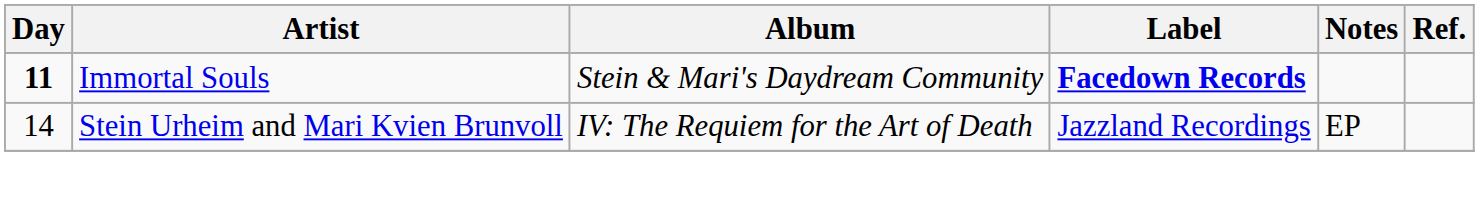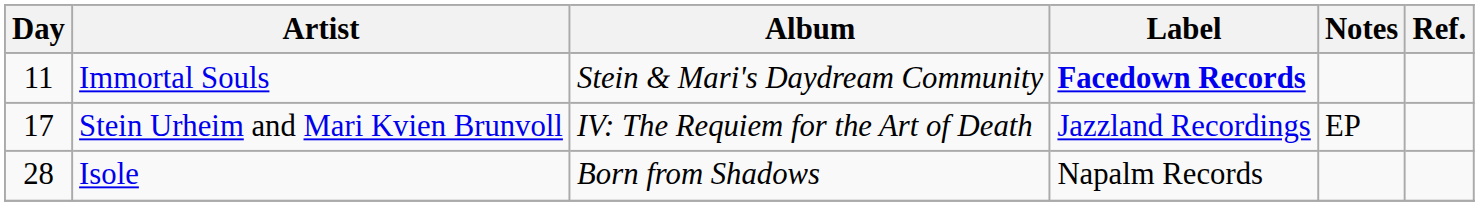(38, 77) bold -> (38, 77) normal
(38, 126) 14 -> (38, 126) 17
+ row: (109, 175)
